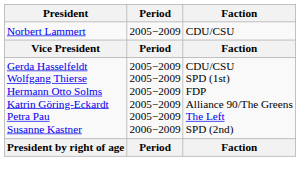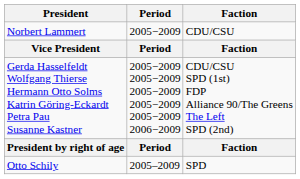+ row: (33, 165)
